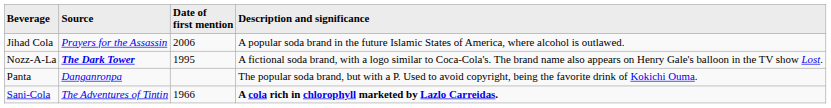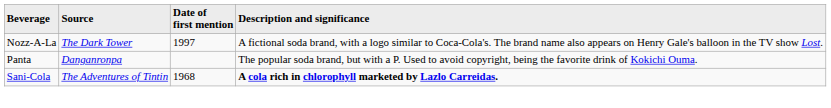- row: (30, 42)
(98, 59) bold -> (97, 42) normal
(184, 59) 1995 -> (184, 42) 1997
(184, 94) 1966 -> (184, 77) 1968
